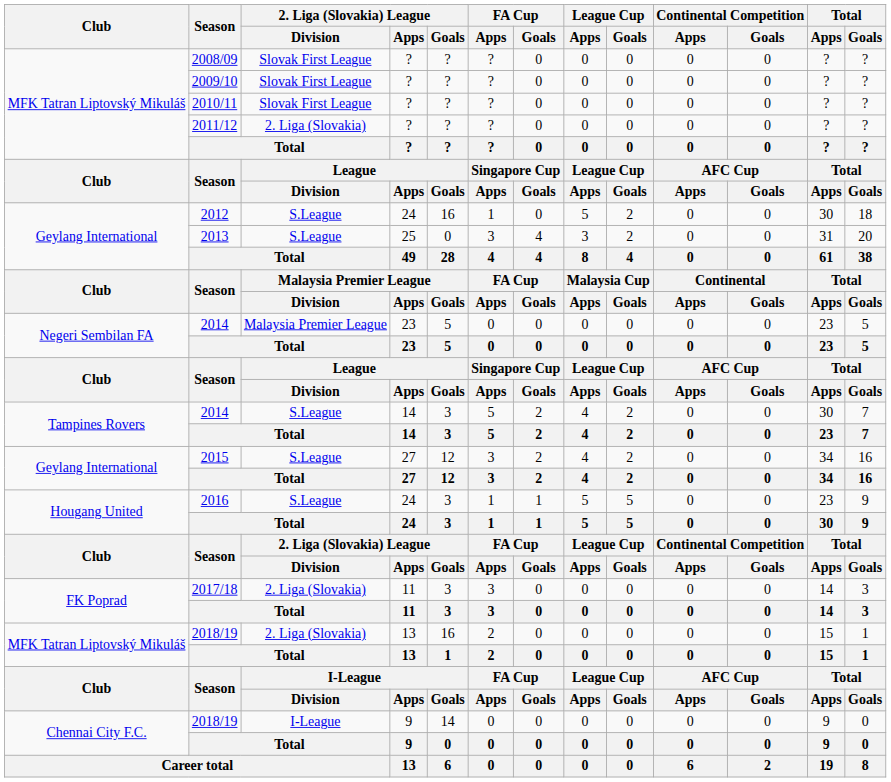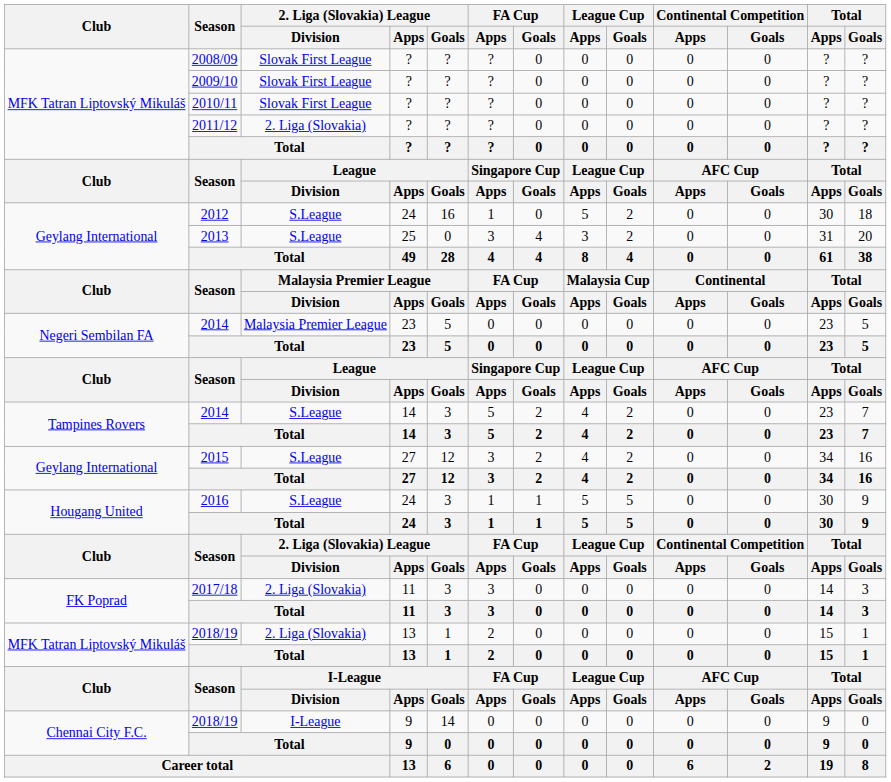(826, 412) 30 -> (826, 412) 23
(826, 501) 23 -> (826, 501) 30
(448, 633) 16 -> (448, 633) 1
